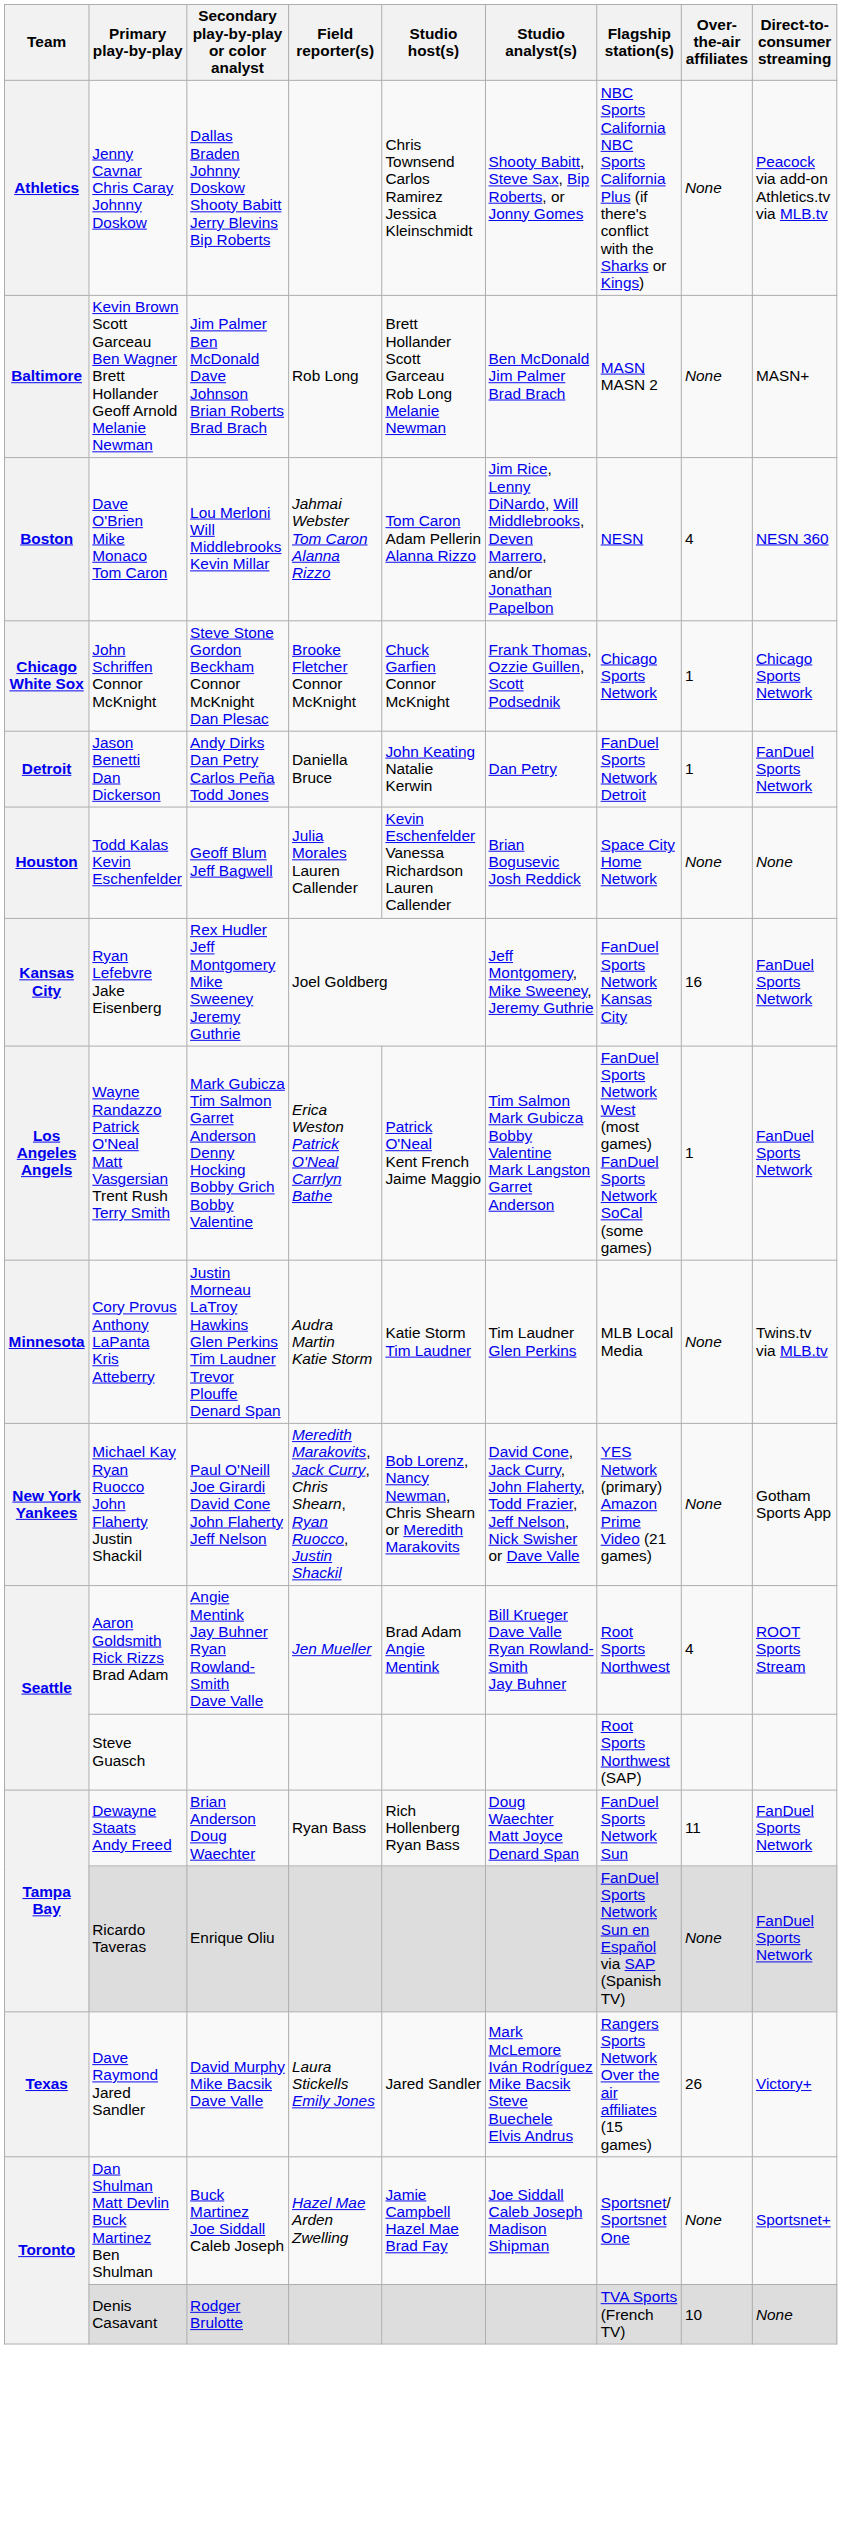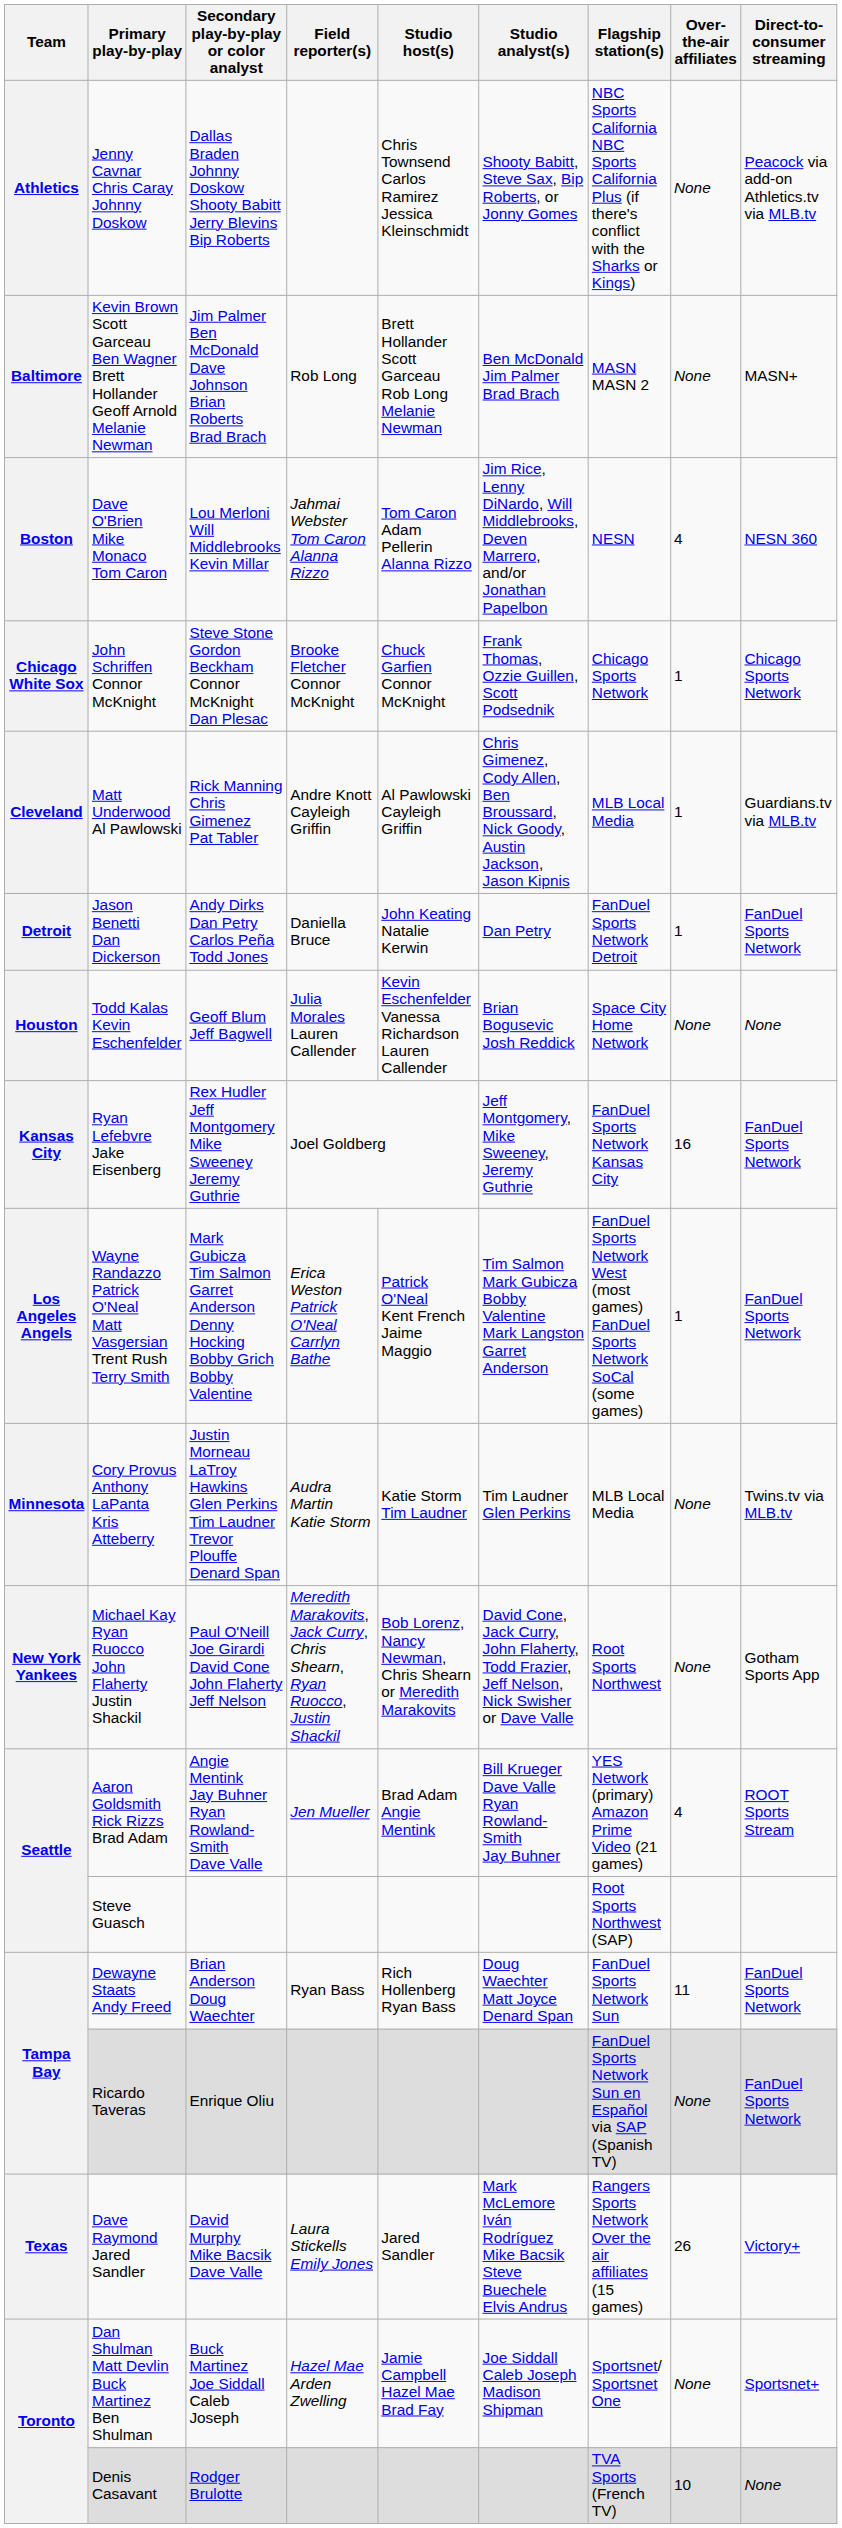+ row: (137, 812)
(633, 1504) YES Network (primary) Amazon Prime Video (21 games) -> (626, 1667) Root Sports Northwest
(635, 1649) Root Sports Northwest -> (625, 1812) YES Network (primary) Amazon Prime Video (21 games)
